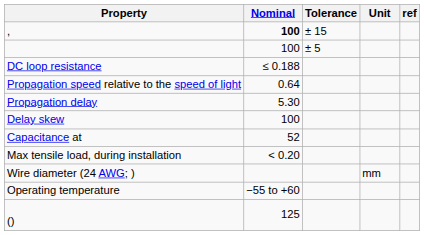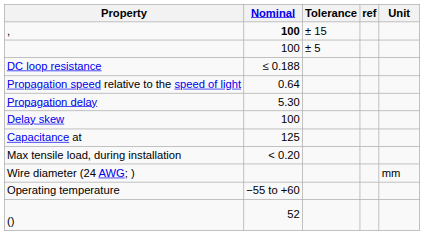columns swapped: (380, 13) <-> (410, 13)
(294, 137) 52 -> (290, 137) 125
(290, 215) 125 -> (294, 215) 52
